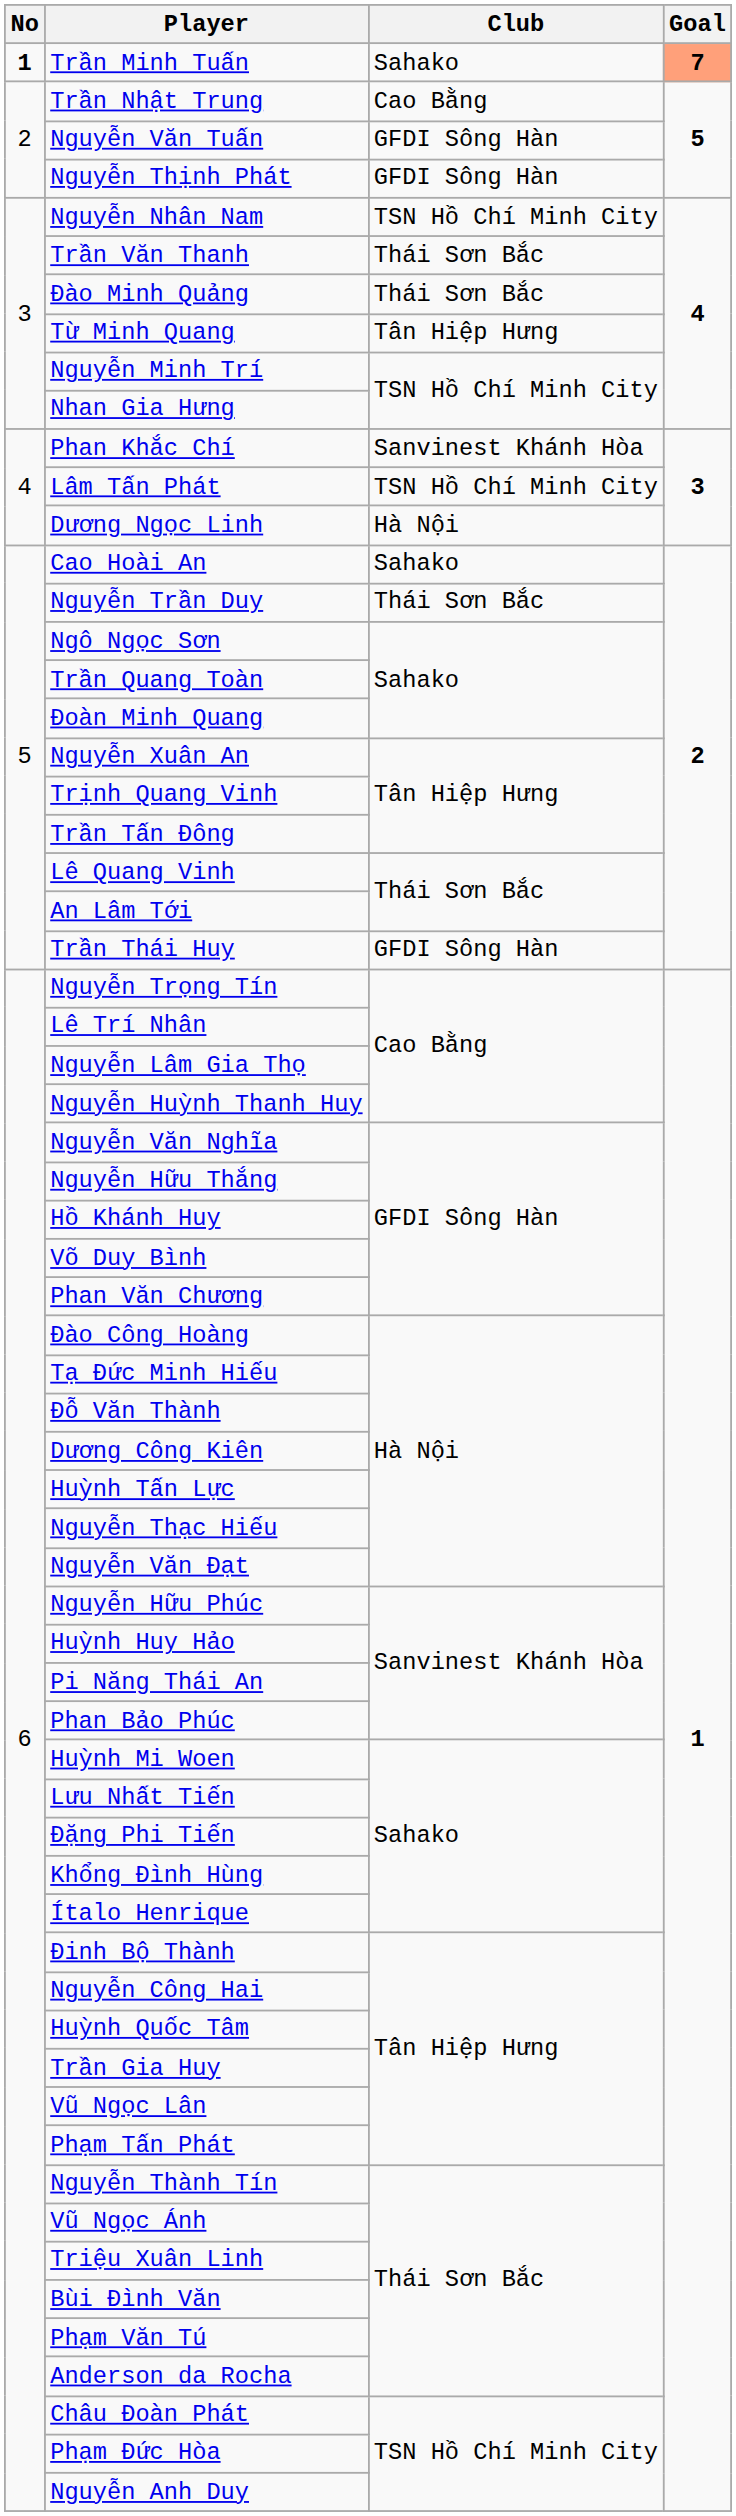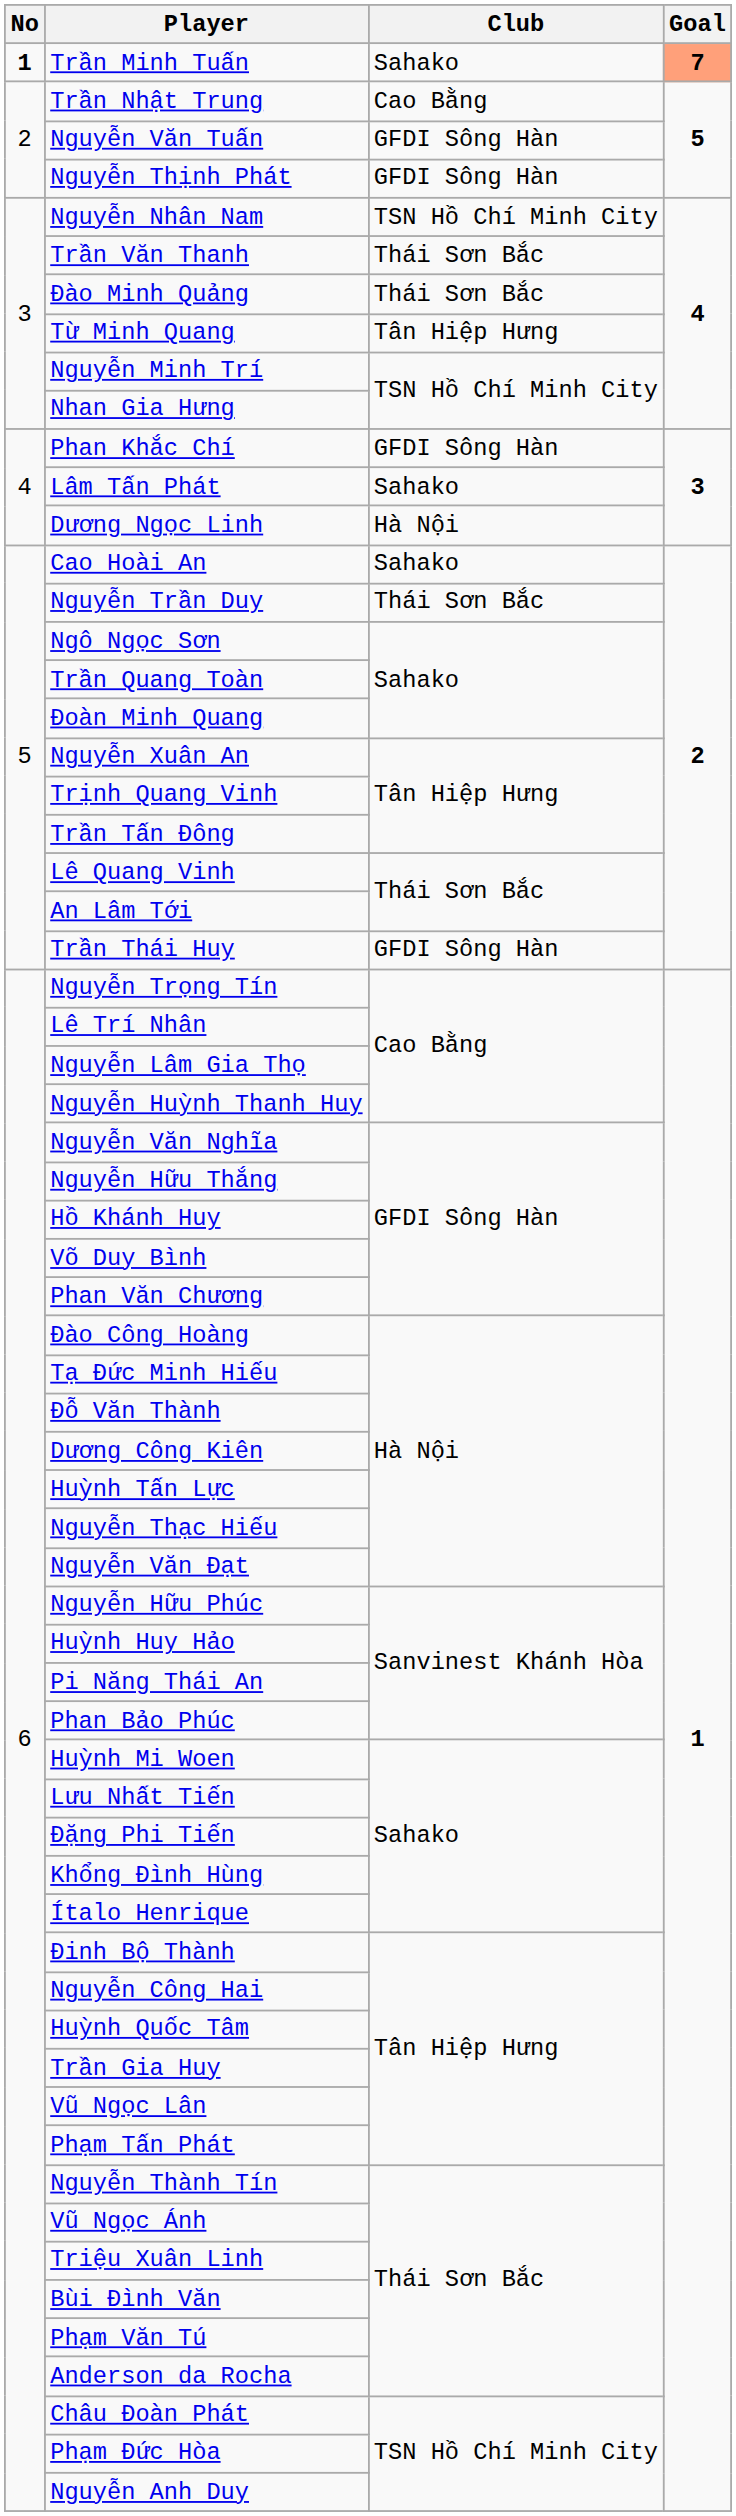(509, 448) Sanvinest Khánh Hòa -> (466, 448) GFDI Sông Hàn
(516, 487) TSN Hồ Chí Minh City -> (416, 487) Sahako
